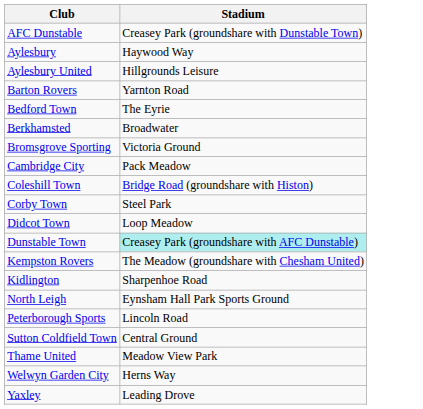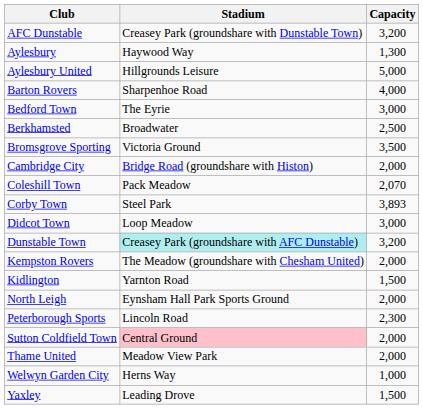+ column: (392, 14)
(156, 90) Yarnton Road -> (165, 90) Sharpenhoe Road
(156, 166) Pack Meadow -> (218, 166) Bridge Road (groundshare with Histon)
(218, 185) Bridge Road (groundshare with Histon) -> (156, 185) Pack Meadow
(165, 280) Sharpenhoe Road -> (156, 280) Yarnton Road
(160, 337) no background -> (160, 337) pink background
